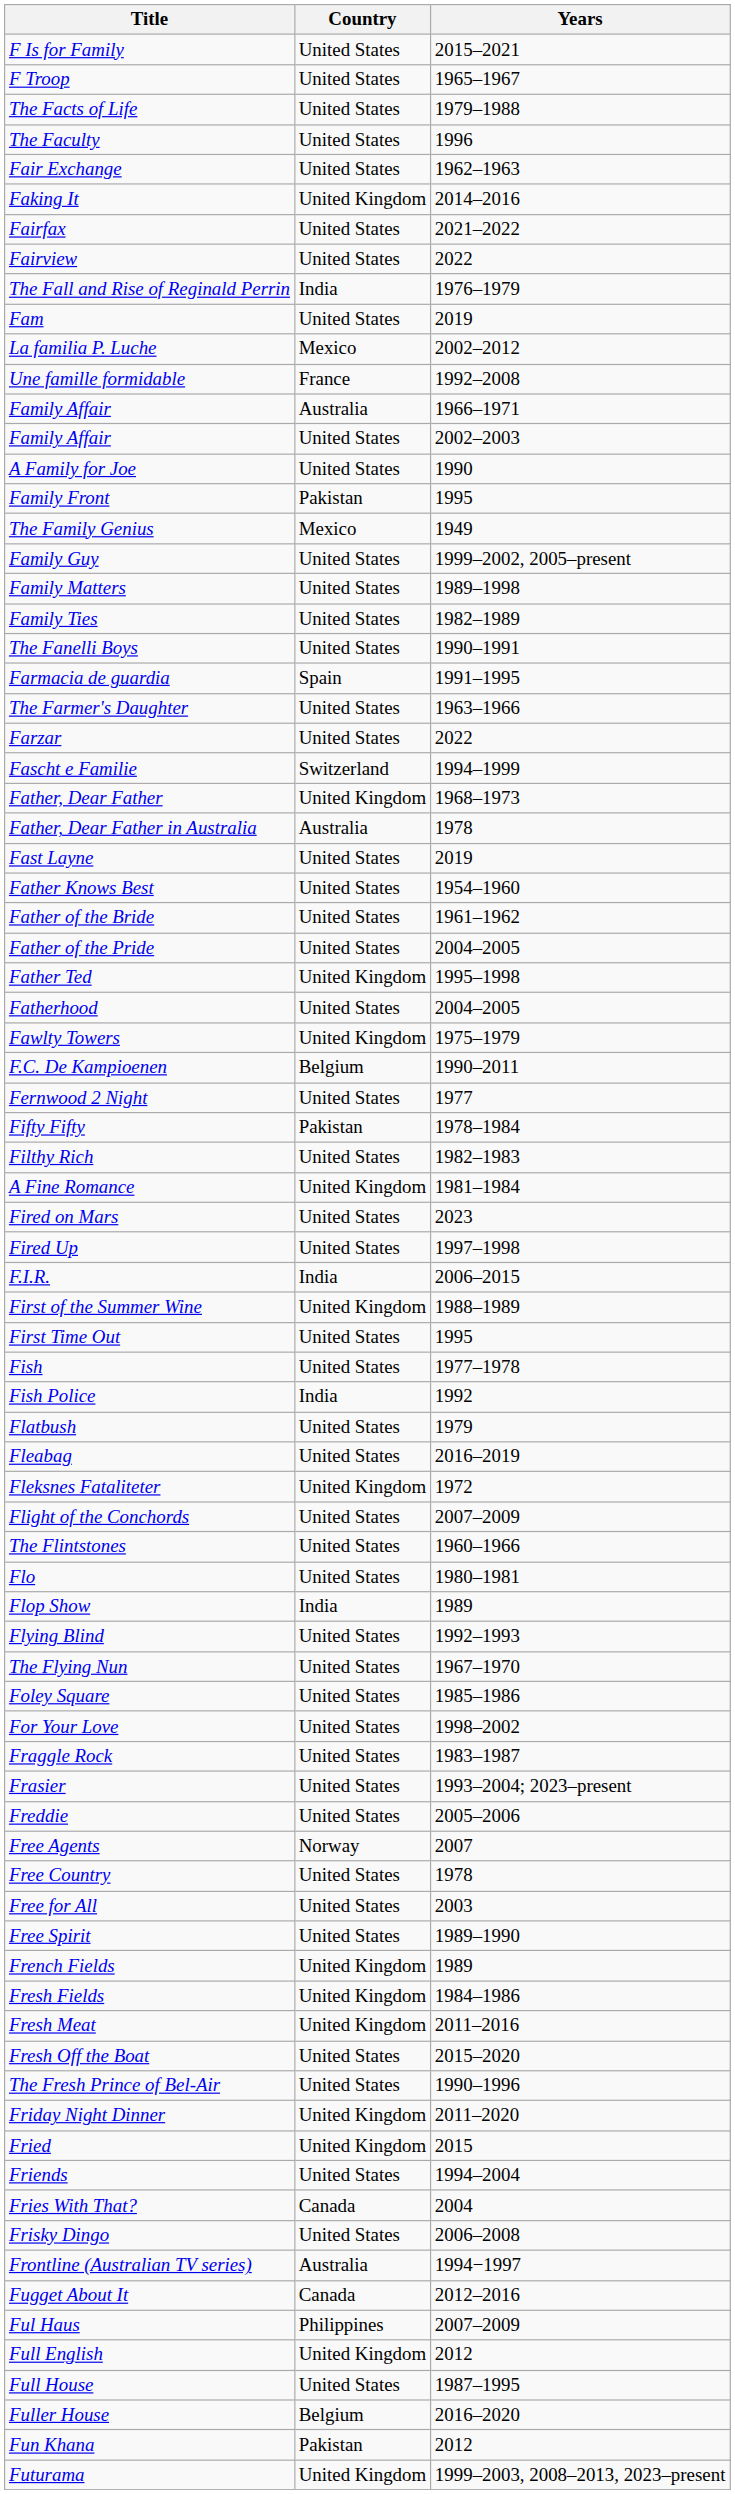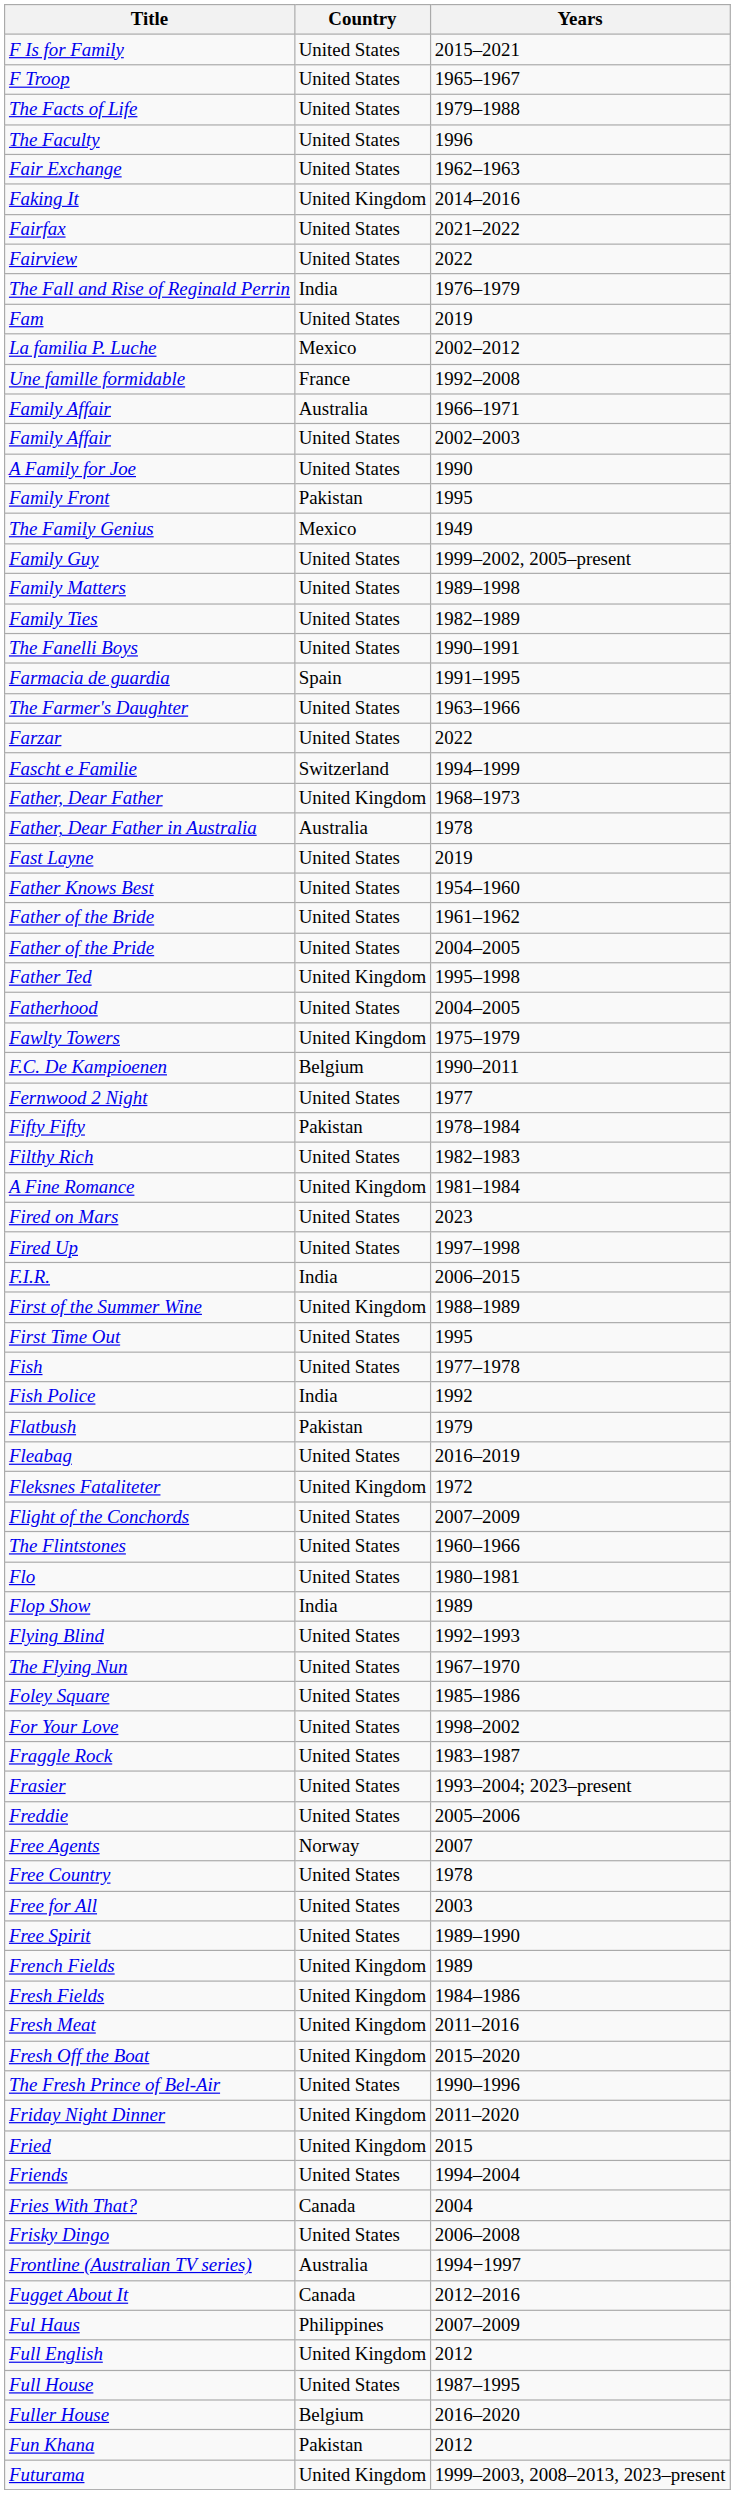(349, 1426) United States -> (331, 1426) Pakistan
(349, 2055) United States -> (362, 2055) United Kingdom
